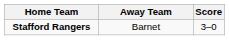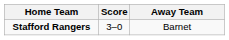columns swapped: (209, 12) <-> (146, 12)
